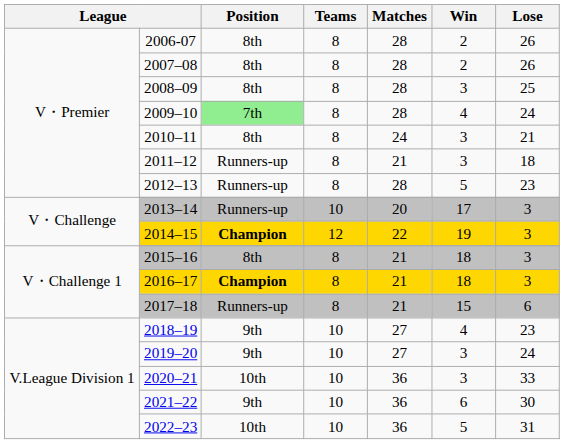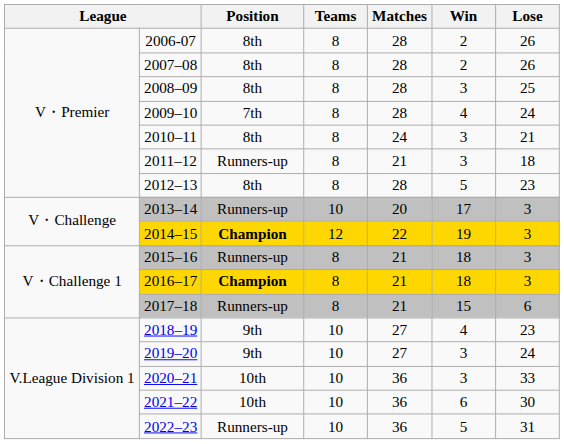(252, 112) lightgreen background -> (252, 112) no background
(252, 185) Runners-up -> (252, 185) 8th
(252, 257) 8th -> (252, 257) Runners-up
(252, 402) 9th -> (252, 402) 10th
(252, 426) 10th -> (252, 426) Runners-up
